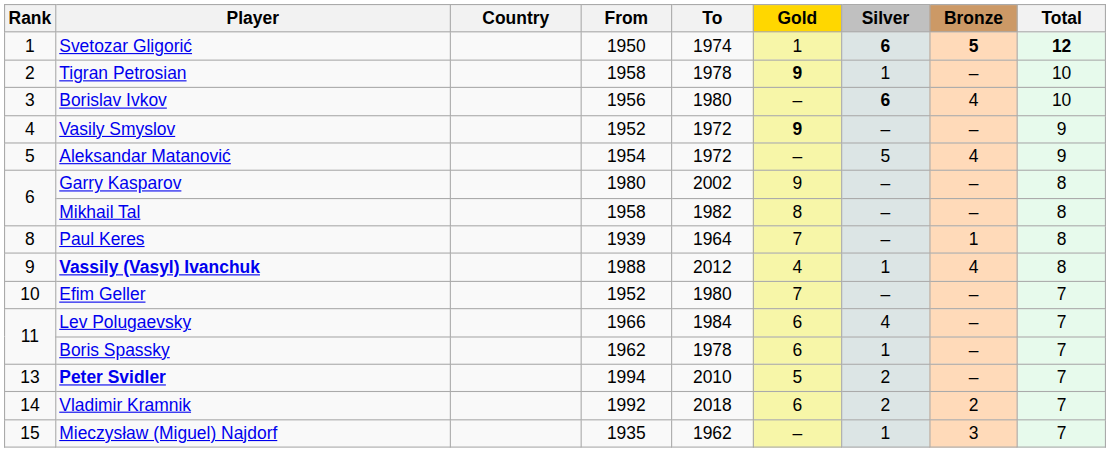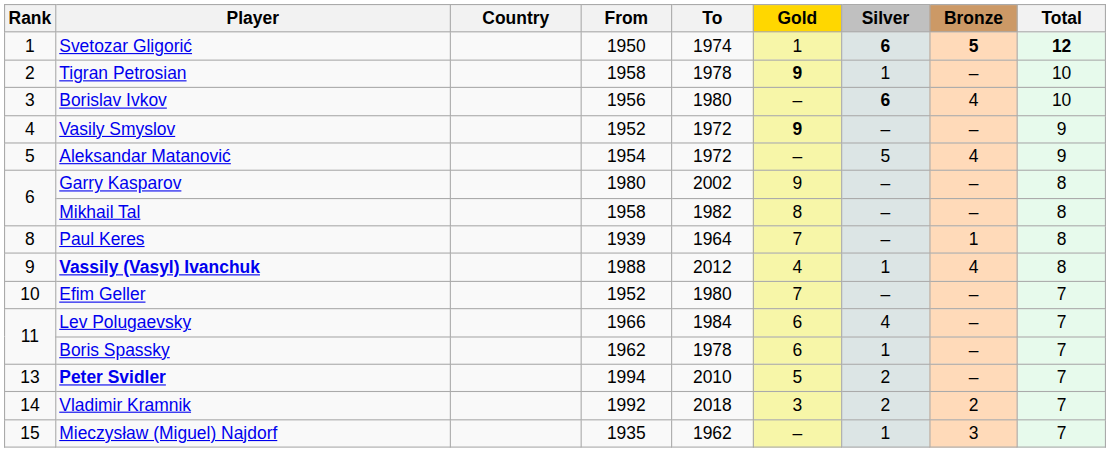(797, 405) 6 -> (797, 405) 3
